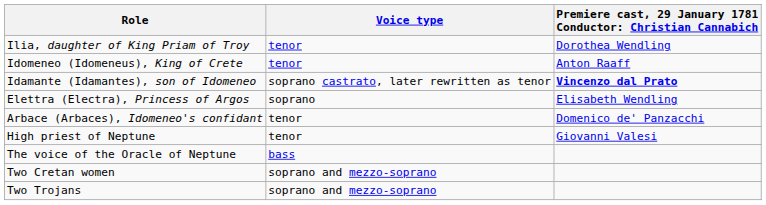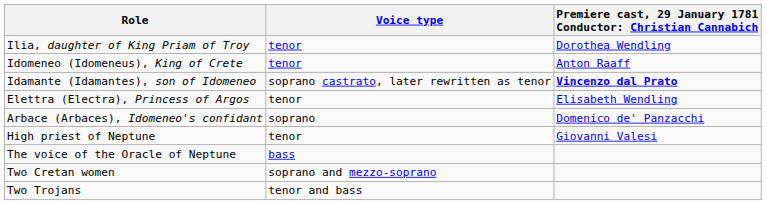(292, 99) soprano -> (285, 99) tenor
(285, 118) tenor -> (292, 118) soprano
(352, 190) soprano and mezzo-soprano -> (315, 190) tenor and bass
